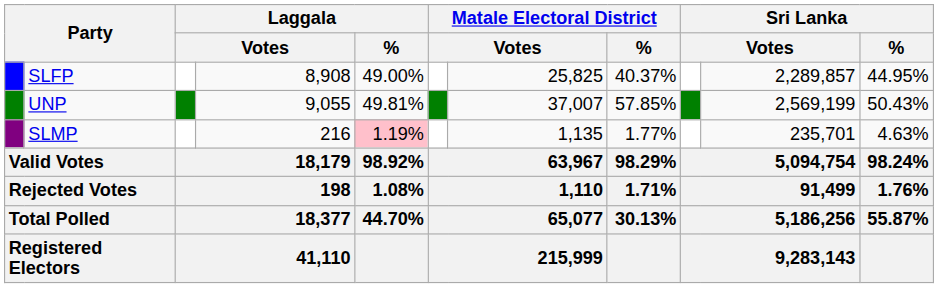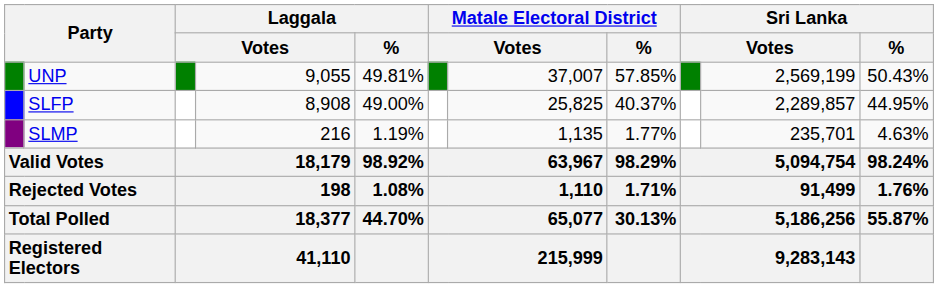rows swapped: (47, 104) <-> (51, 76)
(398, 133) pink background -> (398, 133) no background
